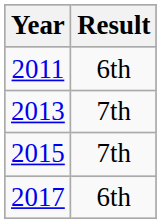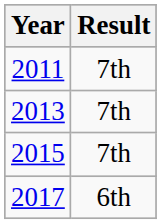(114, 68) 6th -> (114, 68) 7th
